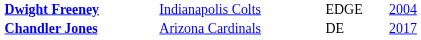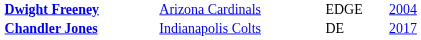(210, 9) Indianapolis Colts -> (210, 9) Arizona Cardinals
(210, 28) Arizona Cardinals -> (210, 28) Indianapolis Colts
